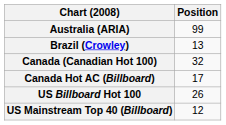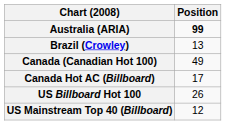(198, 29) normal -> (198, 29) bold
(198, 62) 32 -> (198, 62) 49
